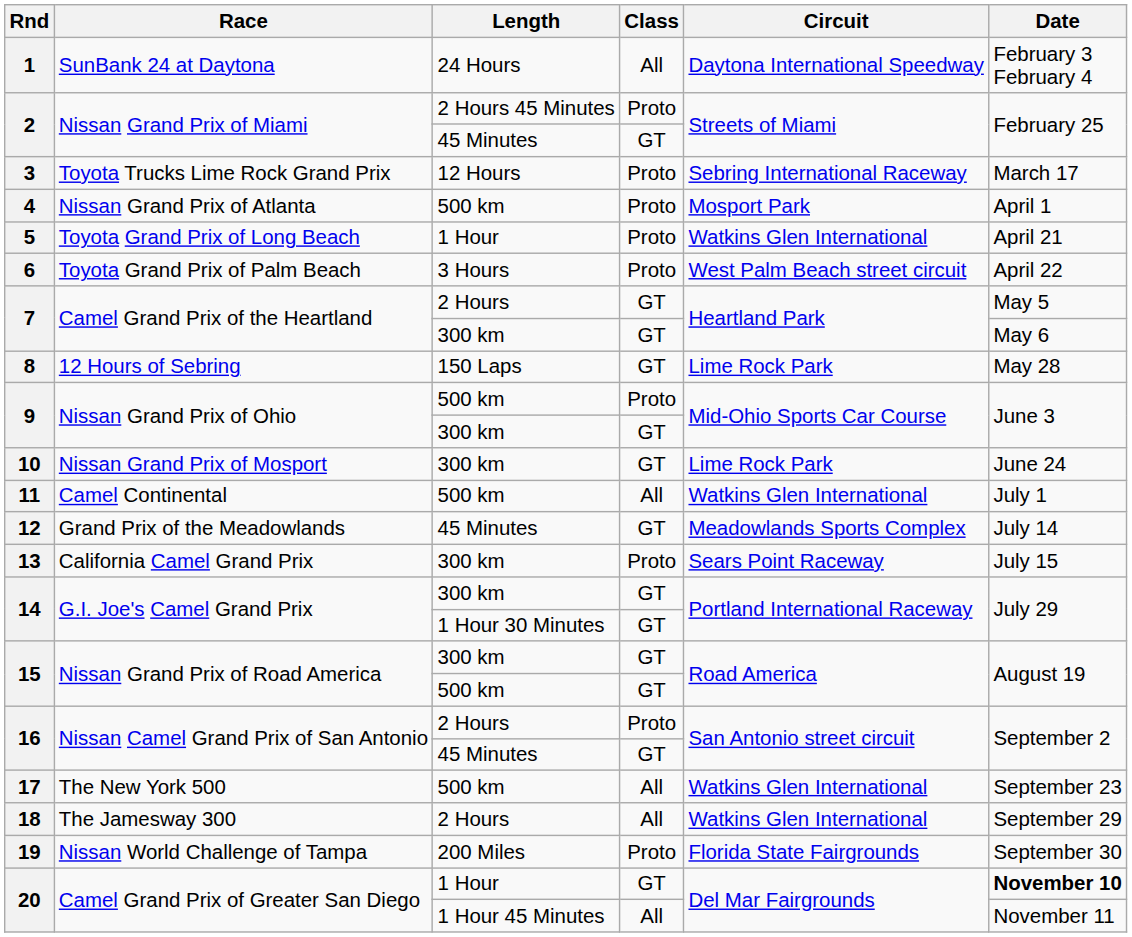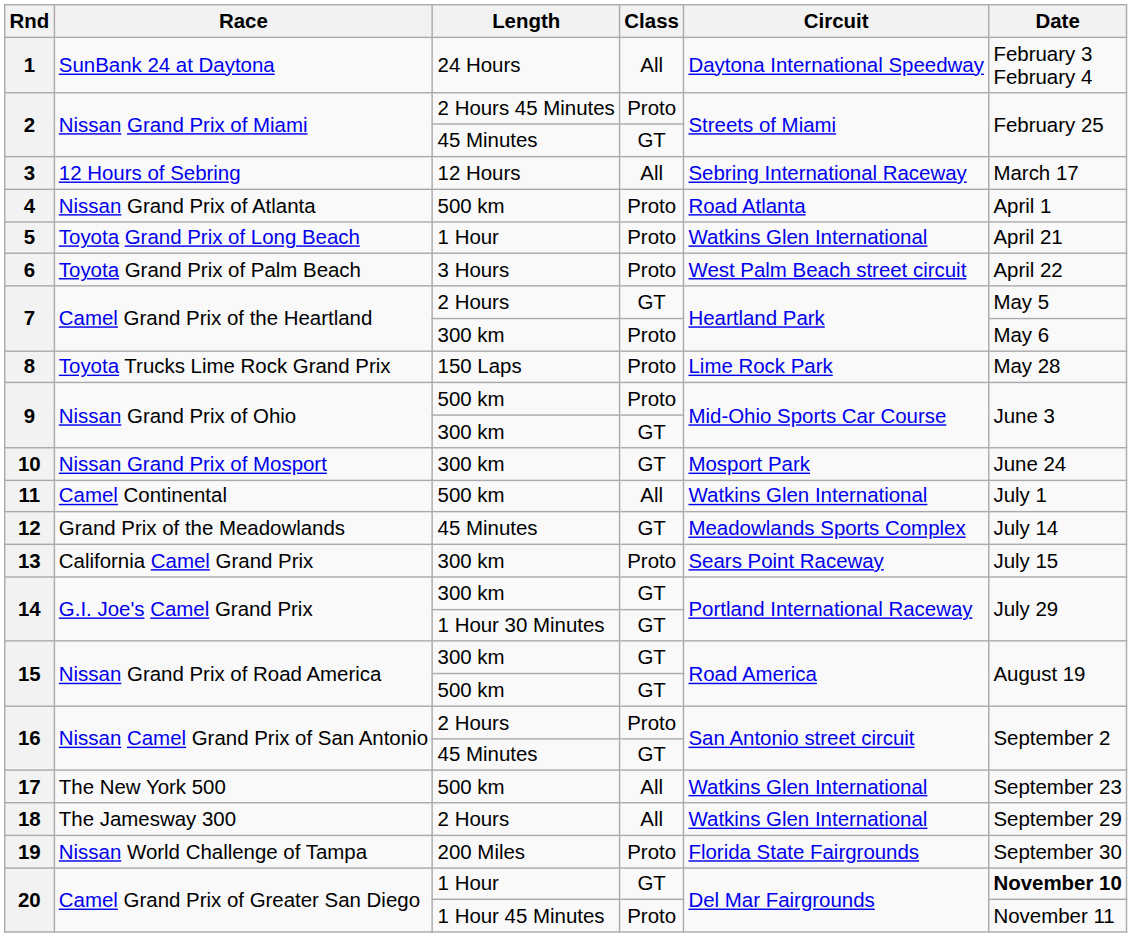(225, 173) Toyota Trucks Lime Rock Grand Prix -> (150, 173) 12 Hours of Sebring
(652, 173) Proto -> (652, 173) All
(749, 205) Mosport Park -> (747, 205) Road Atlanta
(652, 335) GT -> (652, 335) Proto
(150, 367) 12 Hours of Sebring -> (225, 367) Toyota Trucks Lime Rock Grand Prix
(652, 367) GT -> (652, 367) Proto
(761, 464) Lime Rock Park -> (749, 464) Mosport Park
(652, 916) All -> (652, 916) Proto
